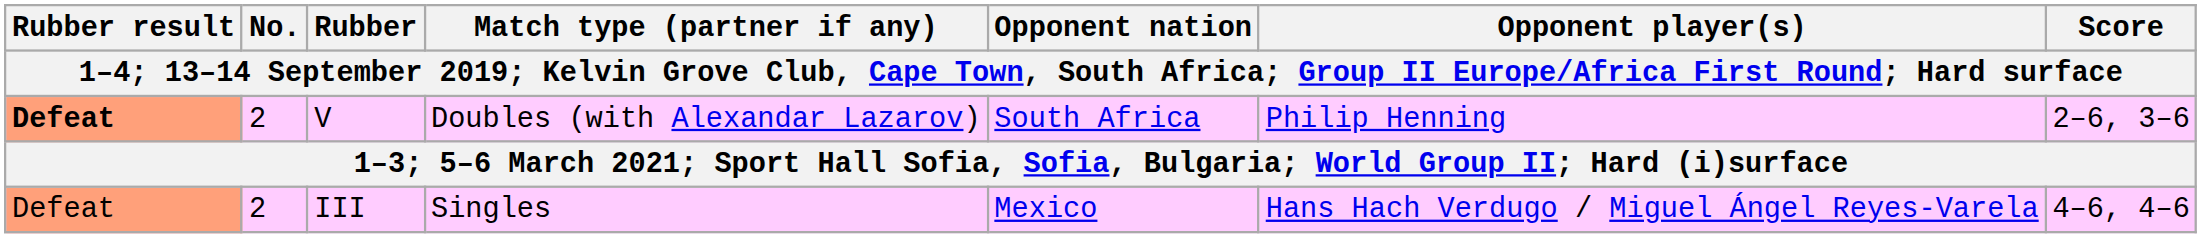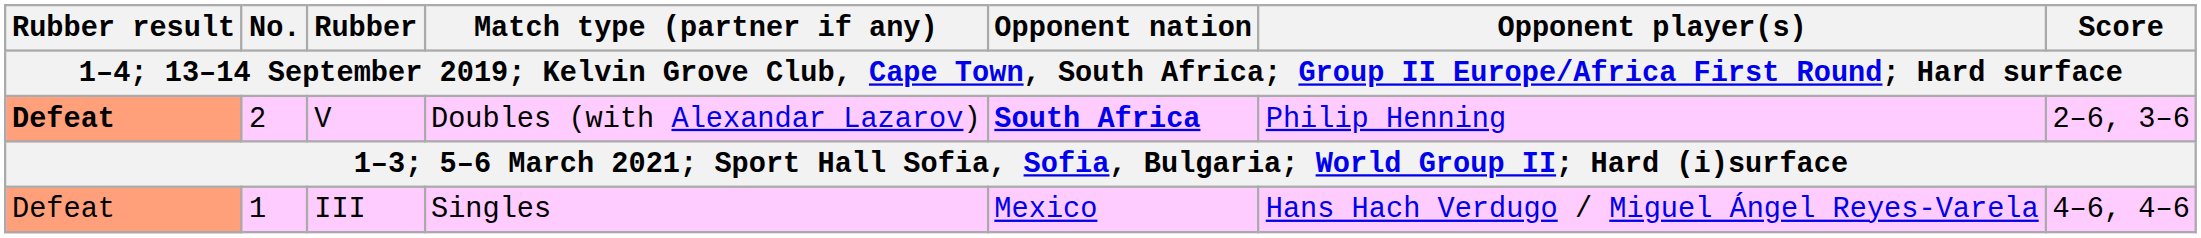(1097, 118) normal -> (1097, 118) bold
(258, 209) 2 -> (258, 209) 1
